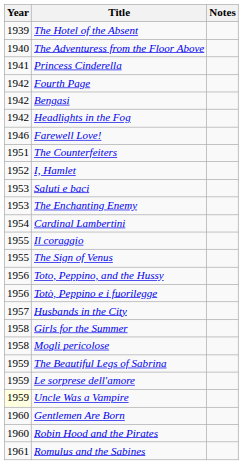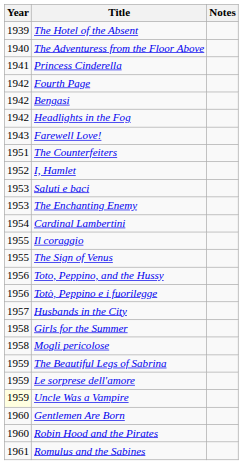(18, 135) 1946 -> (18, 135) 1943
